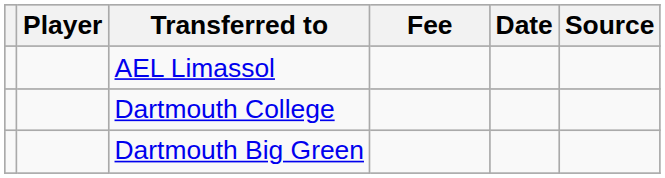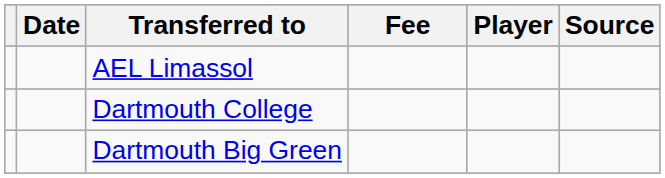columns swapped: (63, 25) <-> (524, 25)
